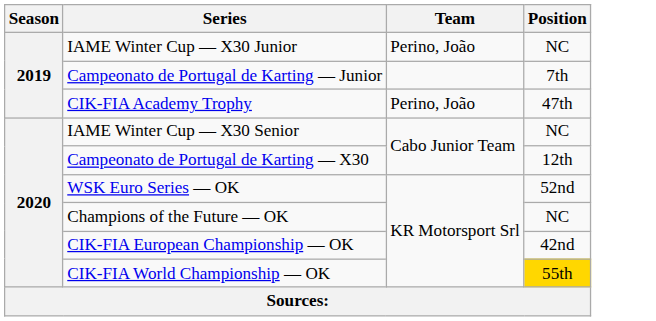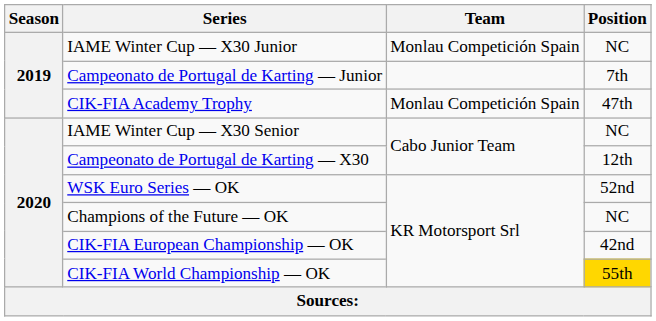(433, 46) Perino, João -> (485, 46) Monlau Competición Spain
(433, 103) Perino, João -> (485, 103) Monlau Competición Spain
